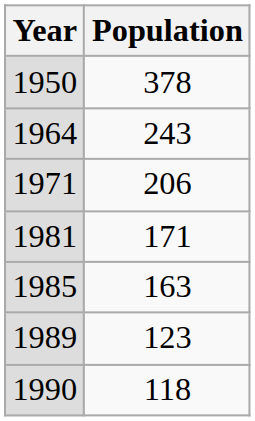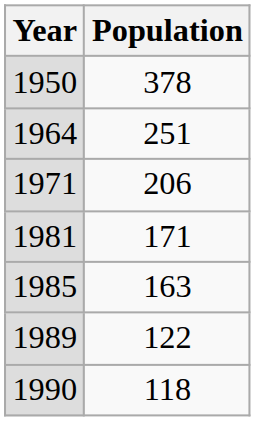(167, 132) 243 -> (167, 132) 251
(167, 337) 123 -> (167, 337) 122
